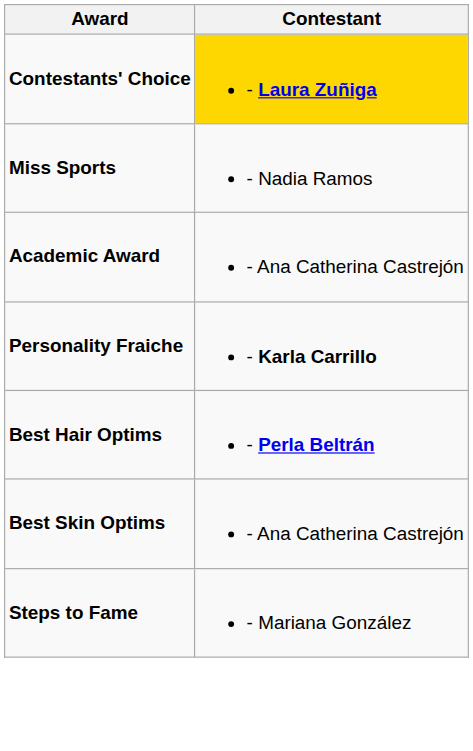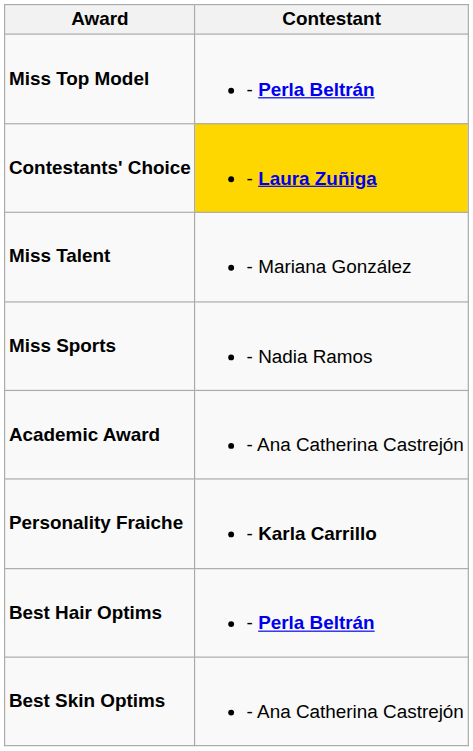+ row: (79, 78)
+ row: (60, 256)
- row: (73, 612)
